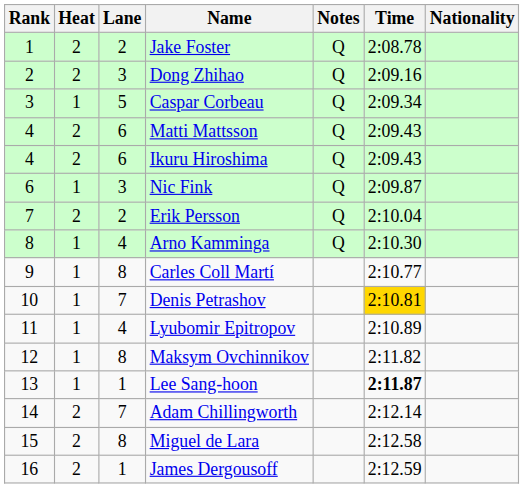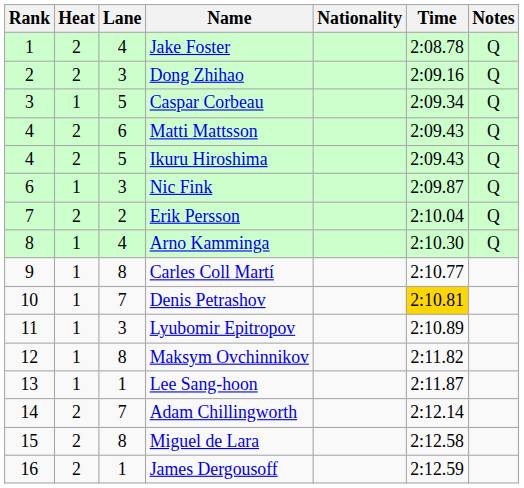columns swapped: (472, 18) <-> (338, 18)
(122, 46) 2 -> (122, 46) 4
(122, 159) 6 -> (122, 159) 5
(122, 328) 4 -> (122, 328) 3
(395, 384) bold -> (437, 384) normal
